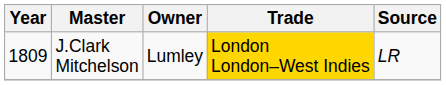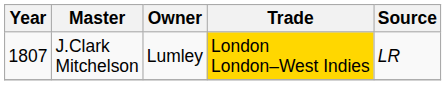(28, 55) 1809 -> (28, 55) 1807
